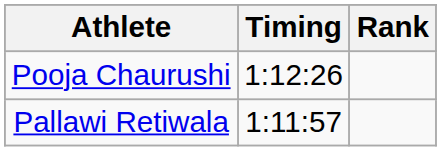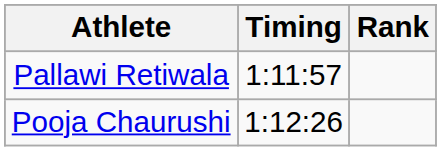rows swapped: (121, 121) <-> (121, 74)
